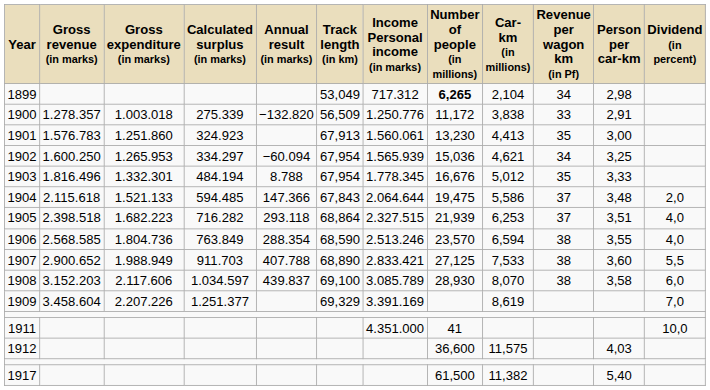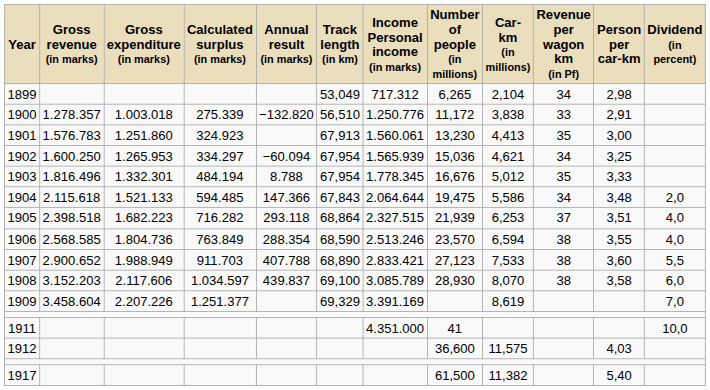(455, 94) bold -> (455, 94) normal
(340, 115) 56,509 -> (340, 115) 56,510
(564, 198) 37 -> (564, 198) 34
(455, 260) 27,125 -> (455, 260) 27,123
